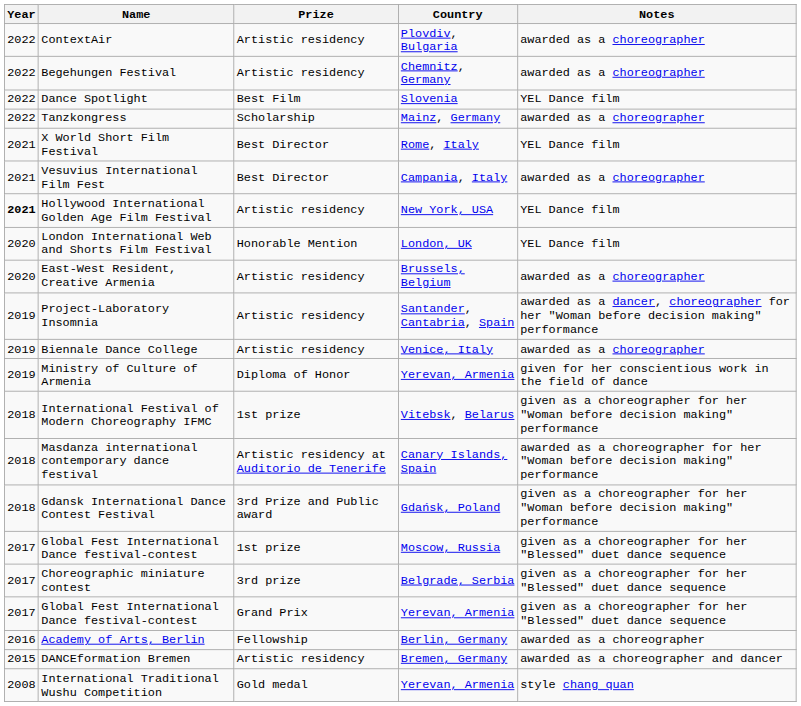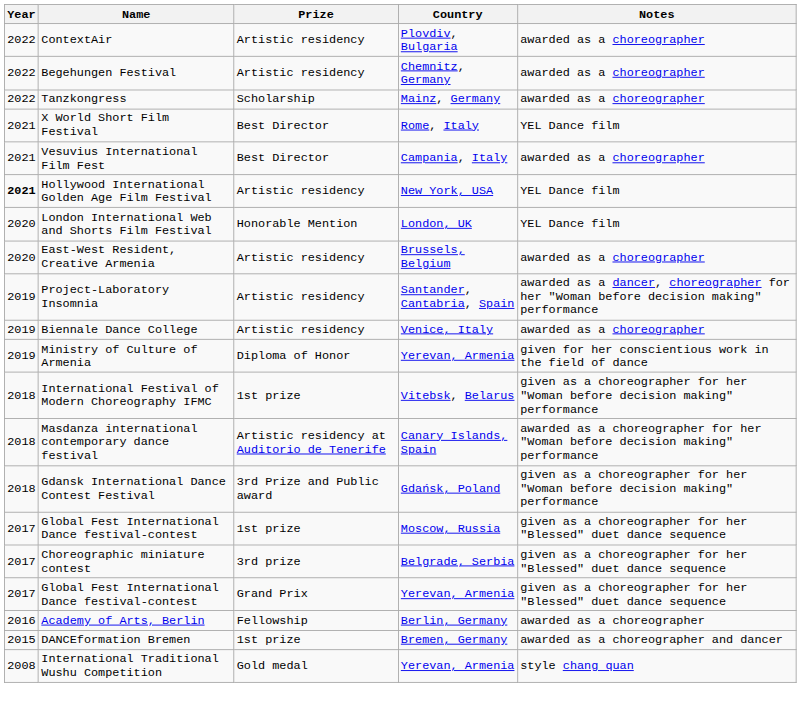- row: (95, 99)
(301, 659) Artistic residency -> (269, 640) 1st prize
